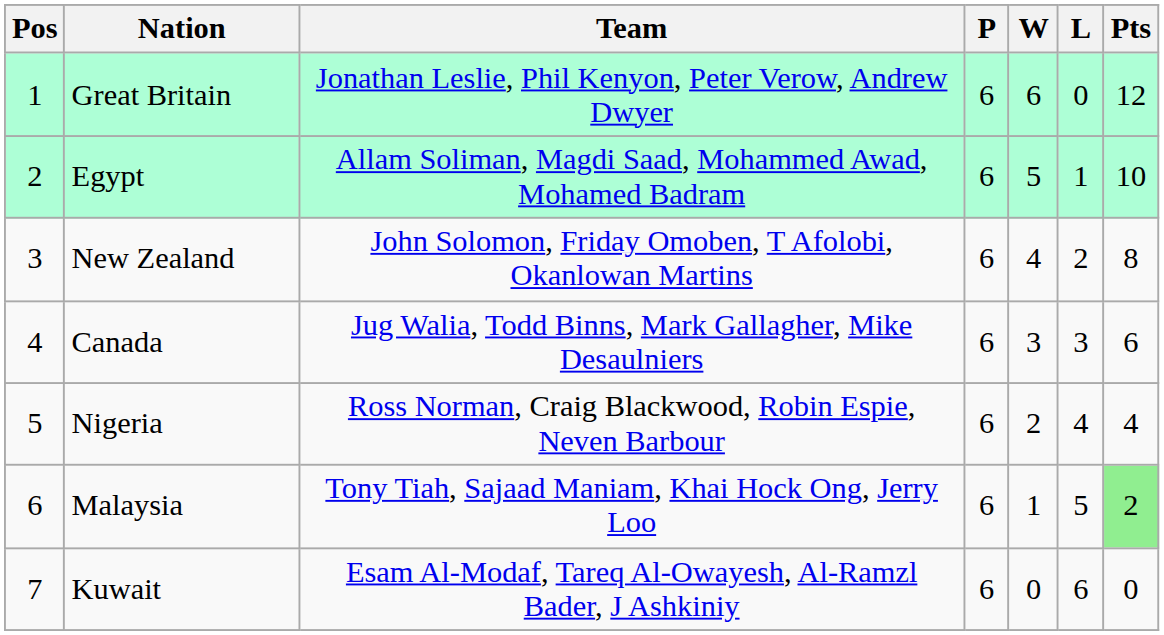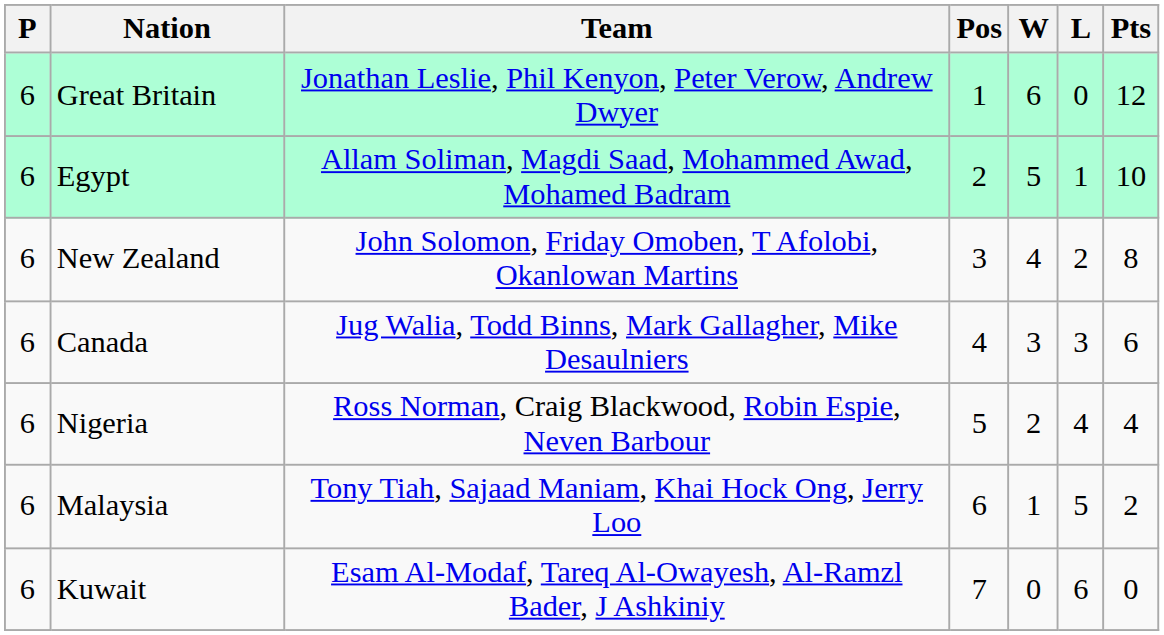columns swapped: (35, 28) <-> (987, 28)
(1131, 505) lightgreen background -> (1131, 505) no background
